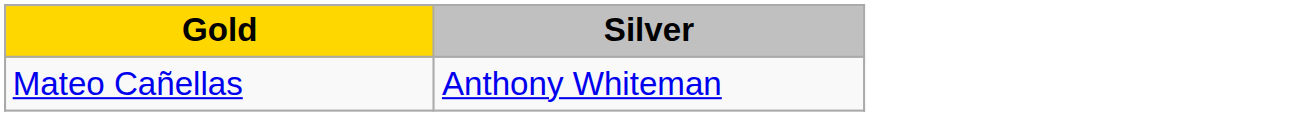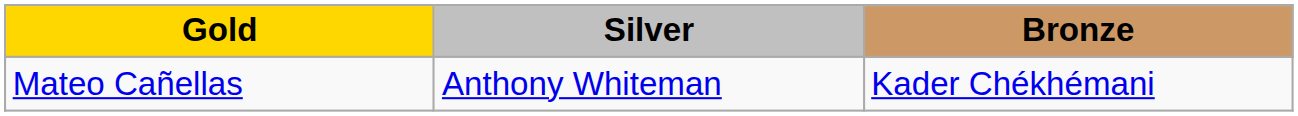+ column: (1078, 30)
